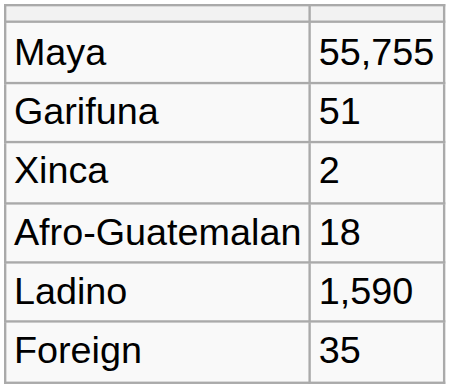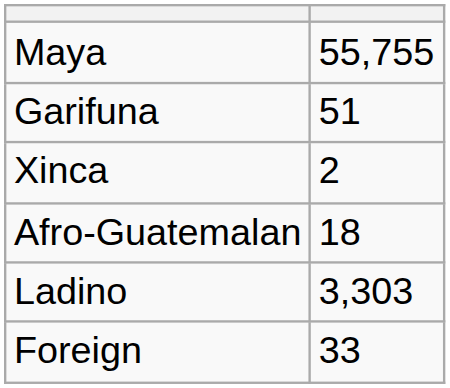(366, 291) 1,590 -> (366, 291) 3,303
(340, 351) 35 -> (340, 351) 33
